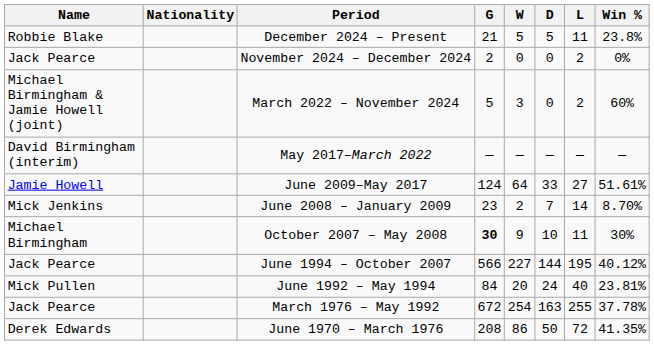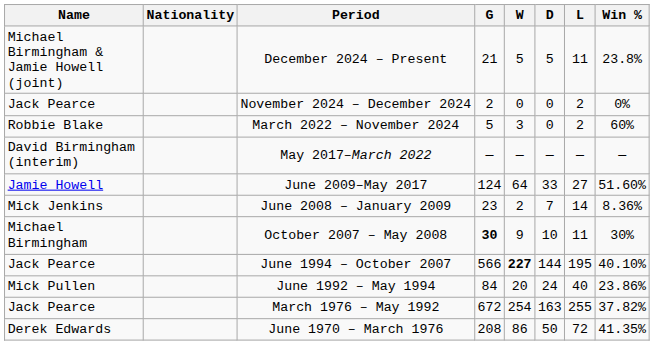(55, 37) Robbie Blake -> (55, 60) Michael Birmingham & Jamie Howell (joint)
(55, 103) Michael Birmingham & Jamie Howell (joint) -> (55, 126) Robbie Blake
(622, 185) 51.61% -> (622, 185) 51.60%
(622, 206) 8.70% -> (622, 206) 8.36%
(520, 265) normal -> (520, 265) bold
(622, 265) 40.12% -> (622, 265) 40.10%
(622, 286) 23.81% -> (622, 286) 23.86%
(622, 308) 37.78% -> (622, 308) 37.82%
